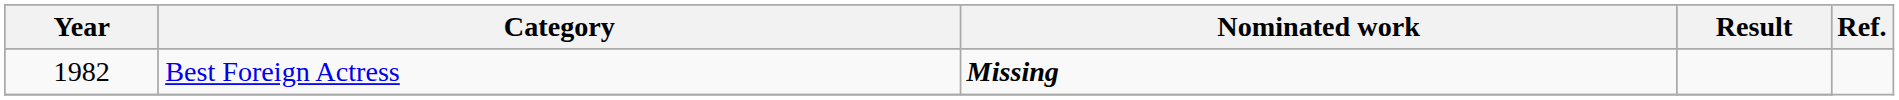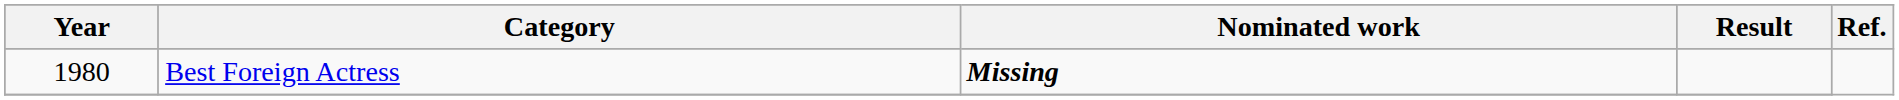(82, 71) 1982 -> (82, 71) 1980
